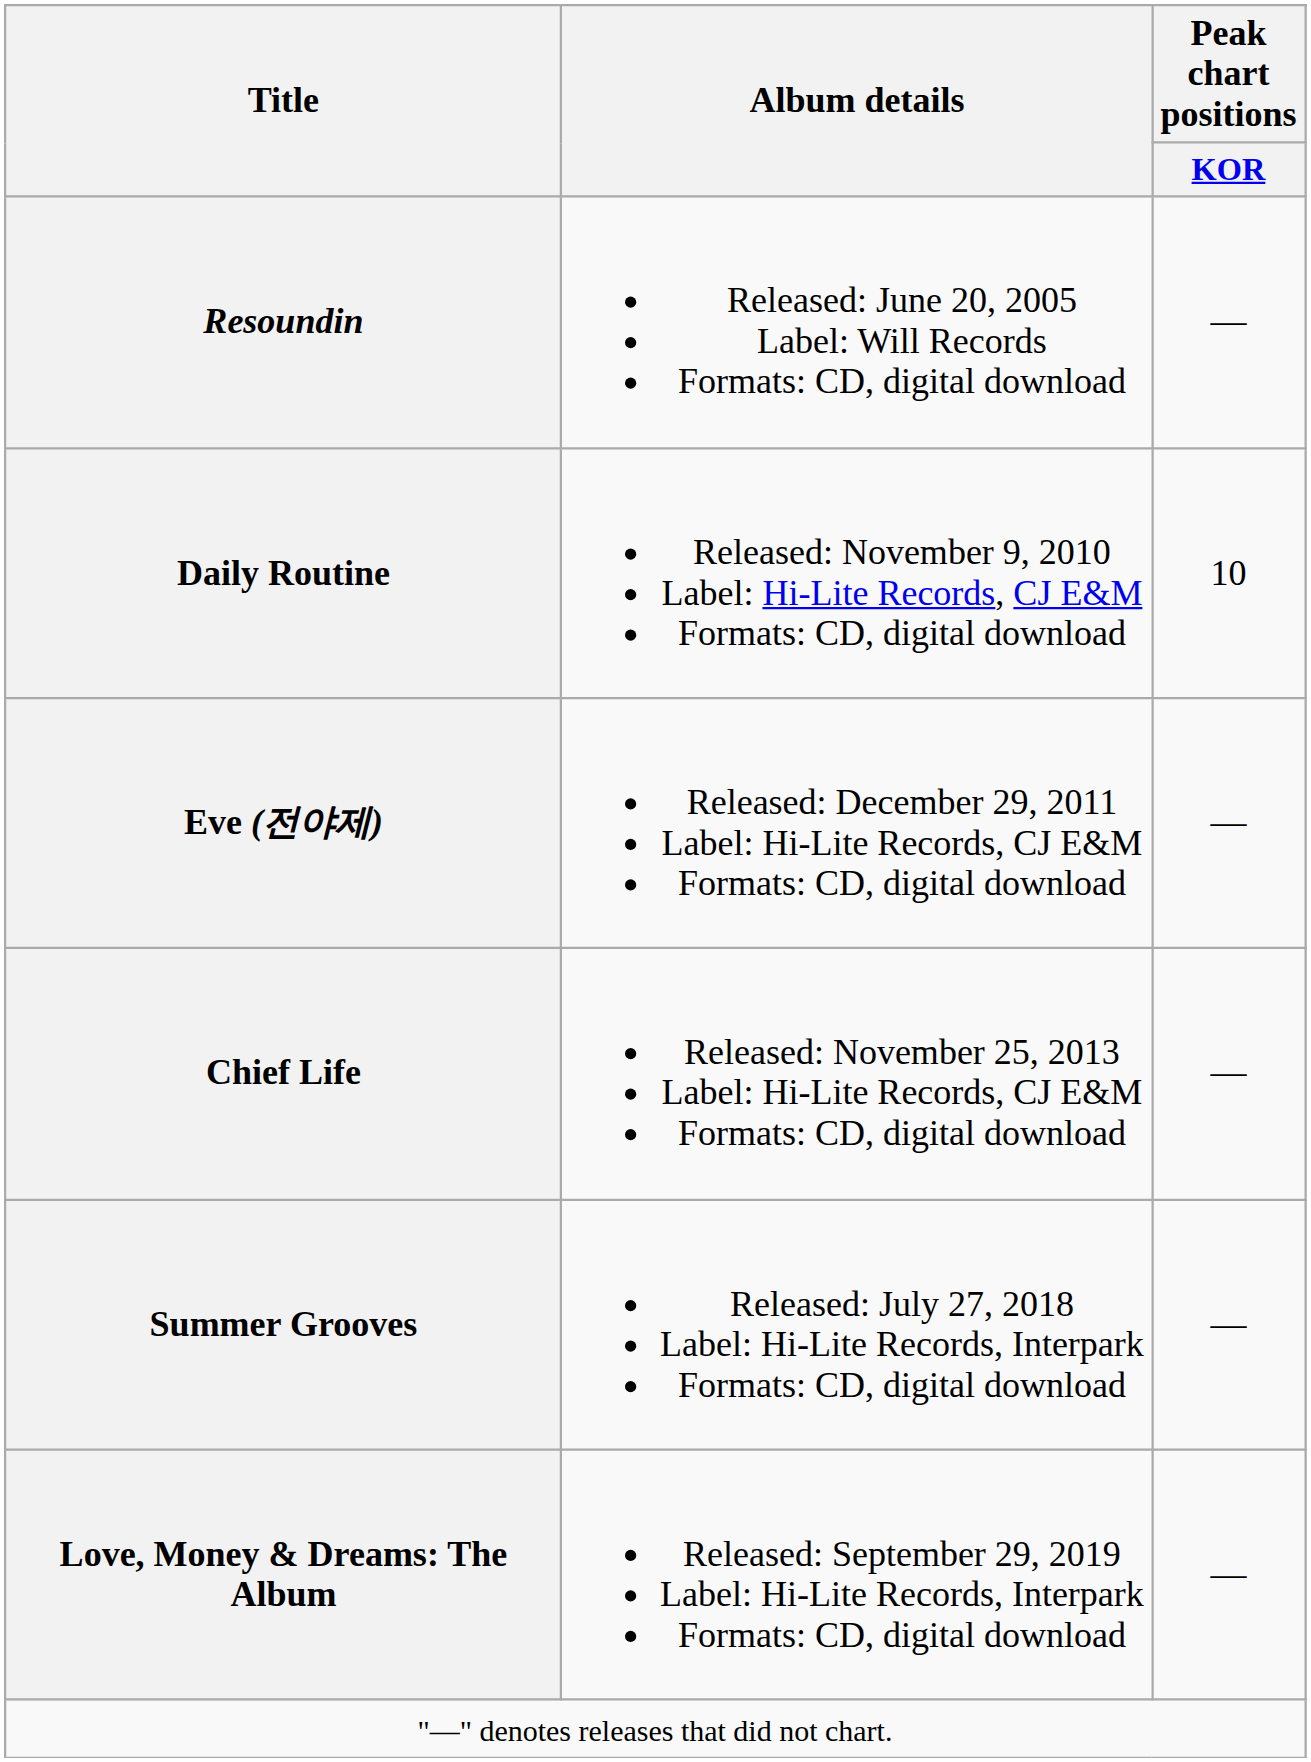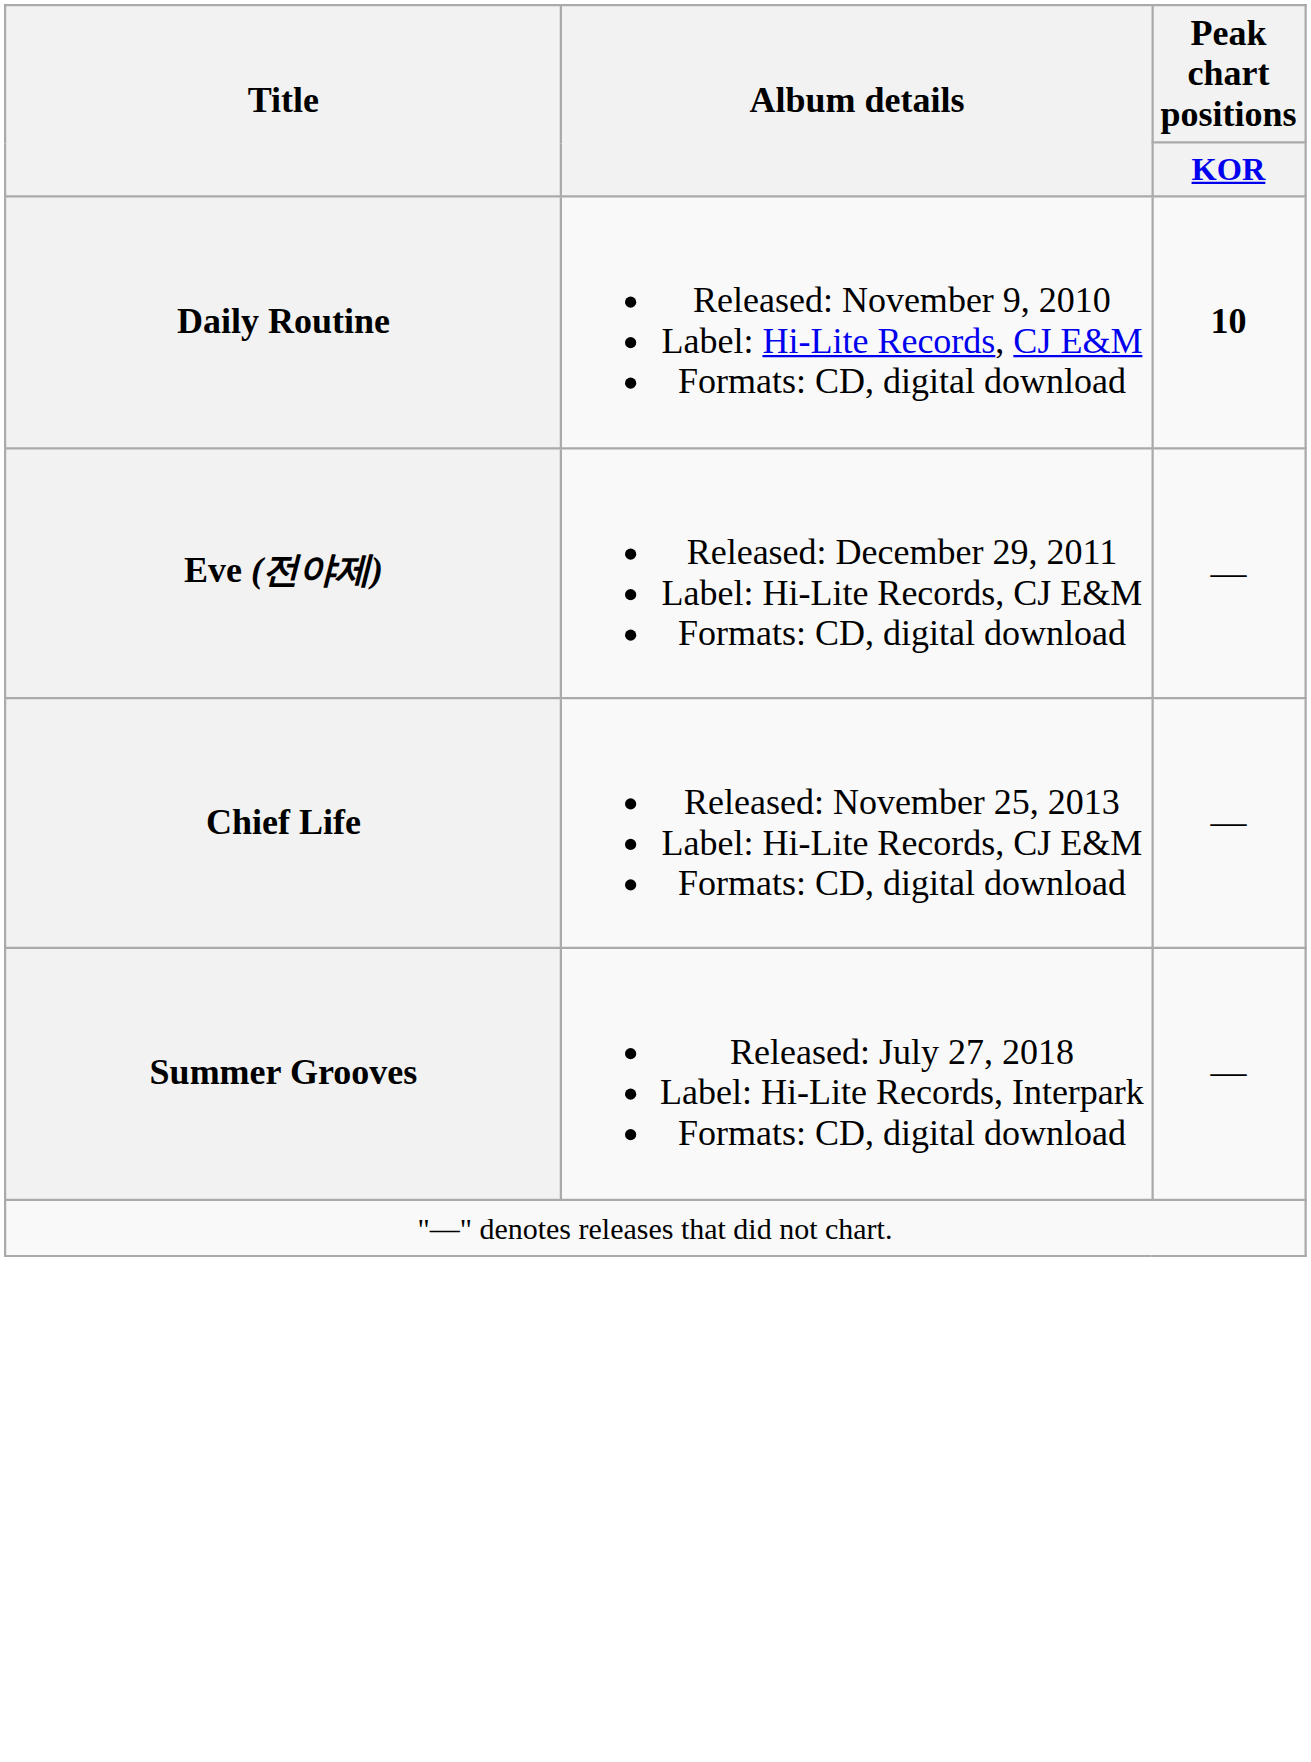- row: (283, 321)
(1228, 571) normal -> (1228, 321) bold
- row: (283, 1574)
